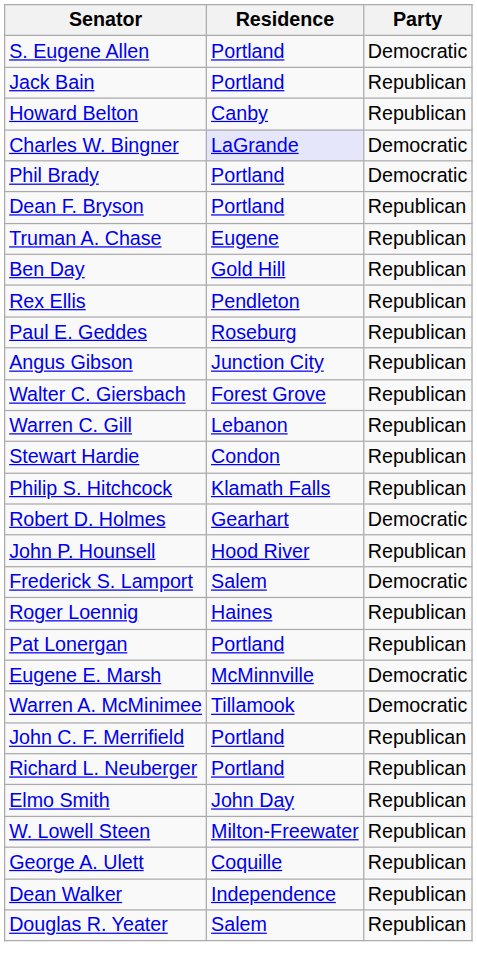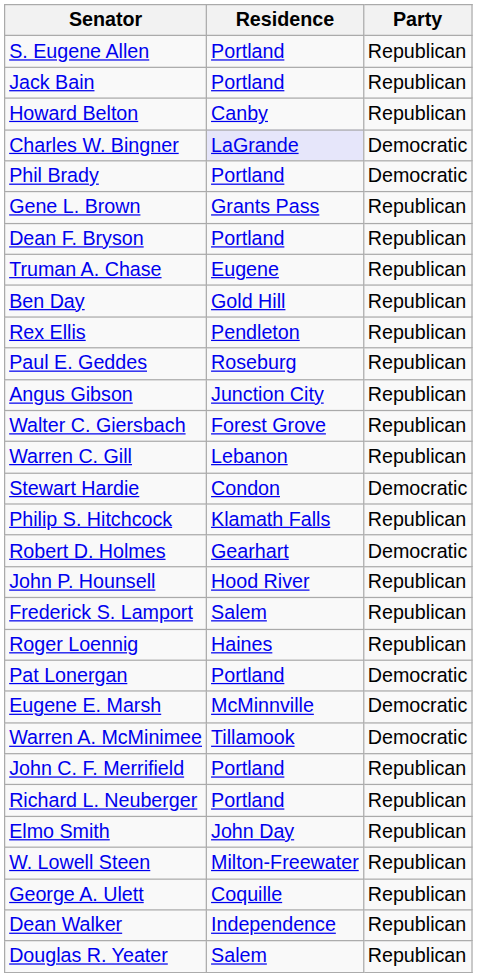(418, 51) Democratic -> (417, 51) Republican
+ row: (75, 207)
(417, 457) Republican -> (418, 488) Democratic
(418, 581) Democratic -> (417, 613) Republican
(417, 644) Republican -> (418, 675) Democratic
